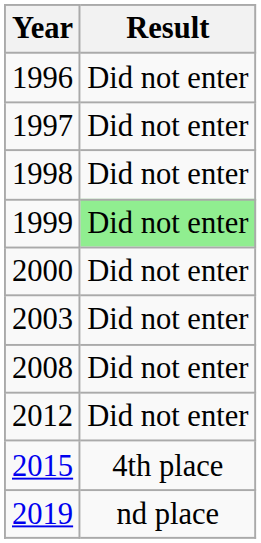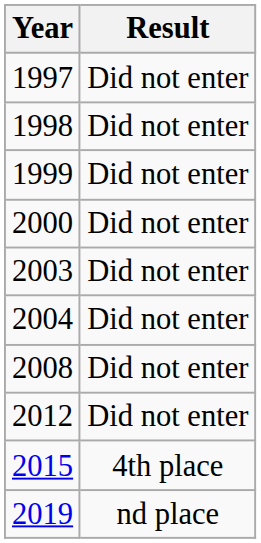- row: (43, 77)
(168, 222) lightgreen background -> (168, 174) no background
+ row: (43, 319)
